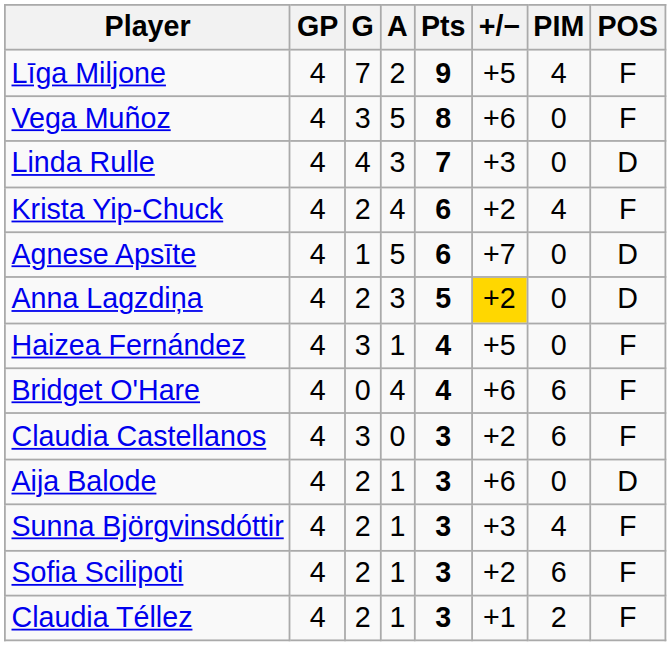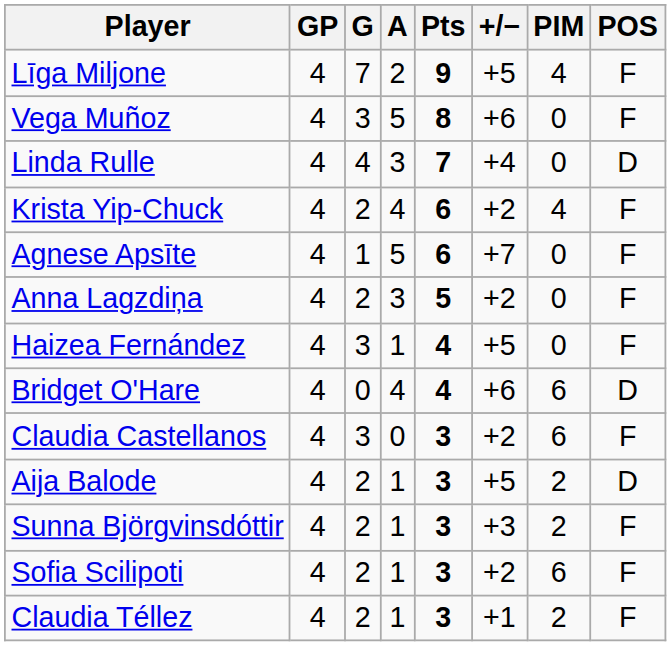(499, 163) +3 -> (499, 163) +4
(628, 254) D -> (628, 254) F
(499, 299) gold background -> (499, 299) no background
(628, 299) D -> (628, 299) F
(628, 390) F -> (628, 390) D
(499, 481) +6 -> (499, 481) +5
(559, 481) 0 -> (559, 481) 2
(559, 526) 4 -> (559, 526) 2
